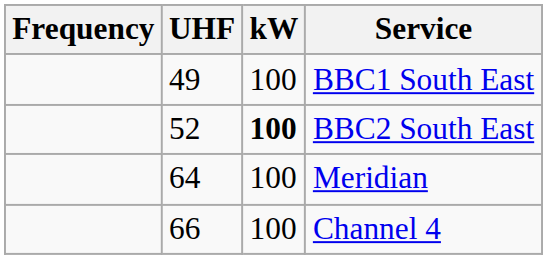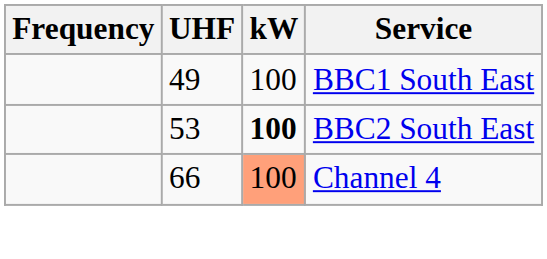(185, 128) 52 -> (185, 128) 53
- row: (370, 178)
(273, 228) no background -> (273, 178) lightsalmon background
